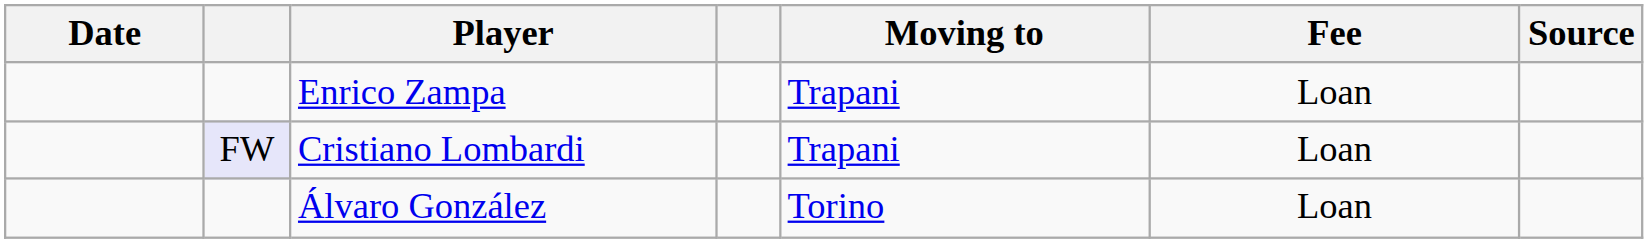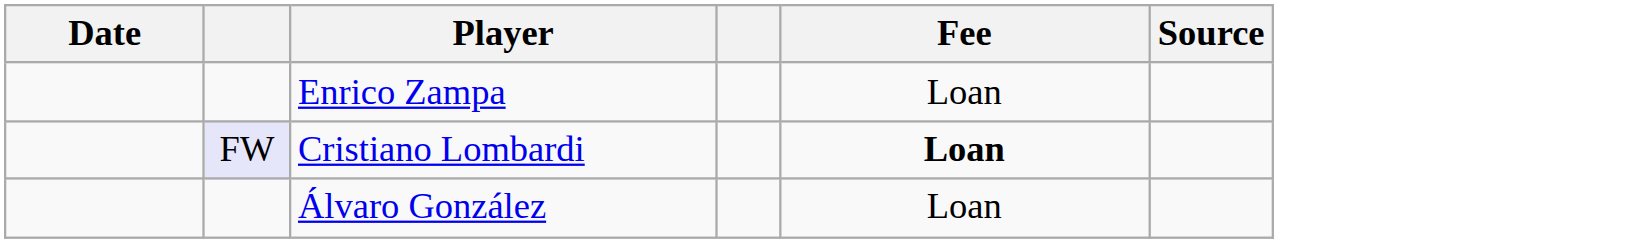- column: (964, 33)
(1335, 149) normal -> (964, 149) bold
